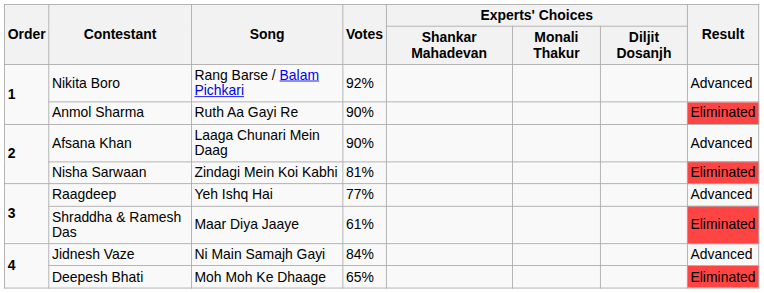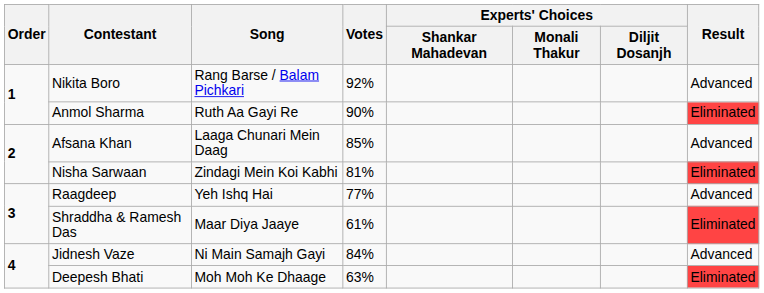(360, 142) 90% -> (360, 142) 85%
(360, 276) 65% -> (360, 276) 63%
